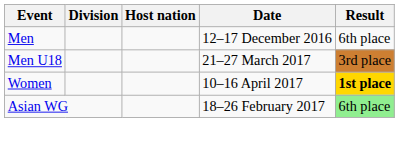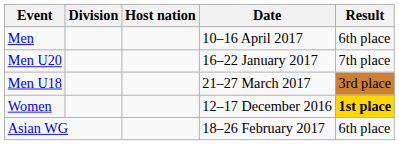(267, 38) 12–17 December 2016 -> (253, 38) 10–16 April 2017
+ row: (35, 60)
(253, 83) 10–16 April 2017 -> (267, 106) 12–17 December 2016
(364, 106) lightgreen background -> (364, 128) no background
